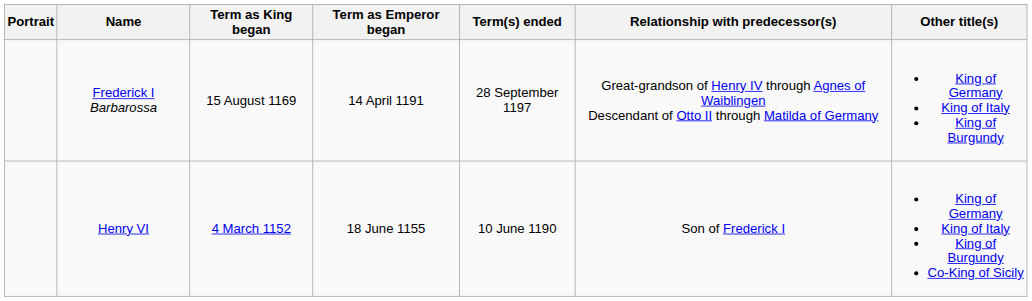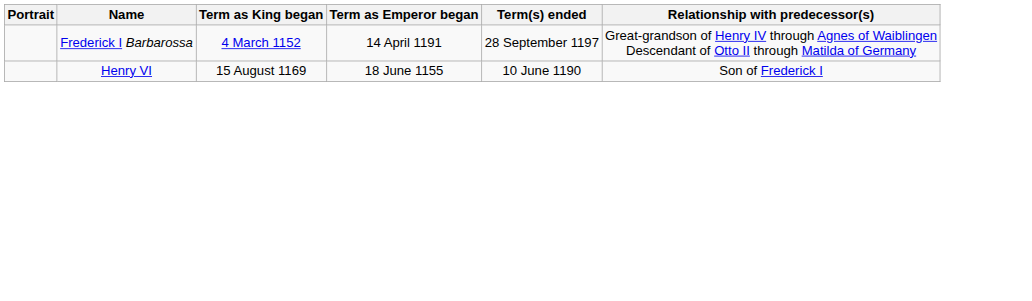- column: (959, 22)
(251, 100) 15 August 1169 -> (261, 43) 4 March 1152
(251, 228) 4 March 1152 -> (261, 71) 15 August 1169
